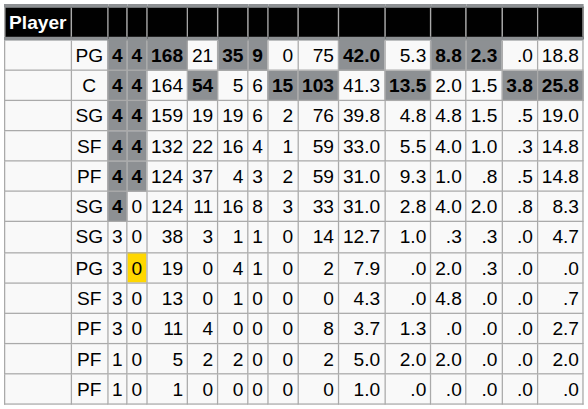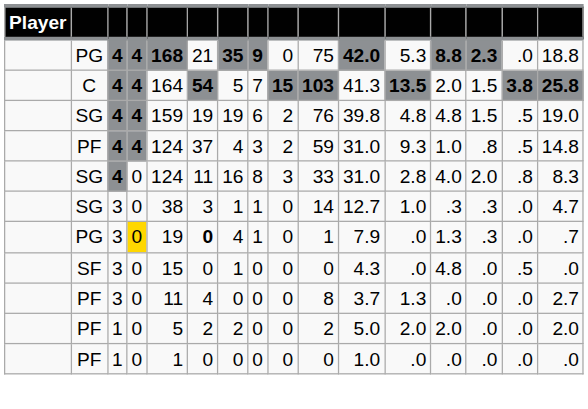(258, 86) 6 -> (258, 86) 7
- row: (89, 146)
(208, 268) normal -> (208, 237) bold
(329, 268) 2 -> (329, 237) 1
(449, 268) 2.0 -> (449, 237) 1.3
(571, 268) .0 -> (571, 237) .7
(172, 298) 13 -> (172, 268) 15
(525, 298) .0 -> (525, 268) .5
(571, 298) .7 -> (571, 268) .0
